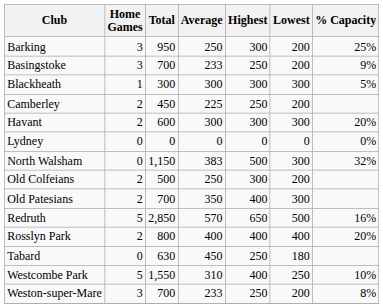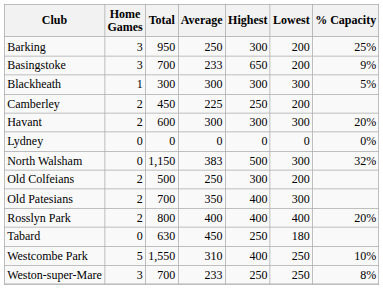(258, 65) 250 -> (258, 65) 650
- row: (26, 217)
(301, 293) 200 -> (301, 274) 250
